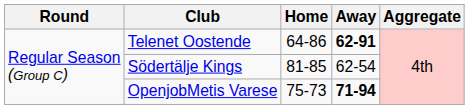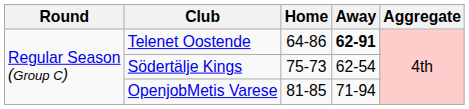(306, 66) 81-85 -> (306, 66) 75-73
(306, 91) 75-73 -> (306, 91) 81-85
(356, 91) bold -> (356, 91) normal
